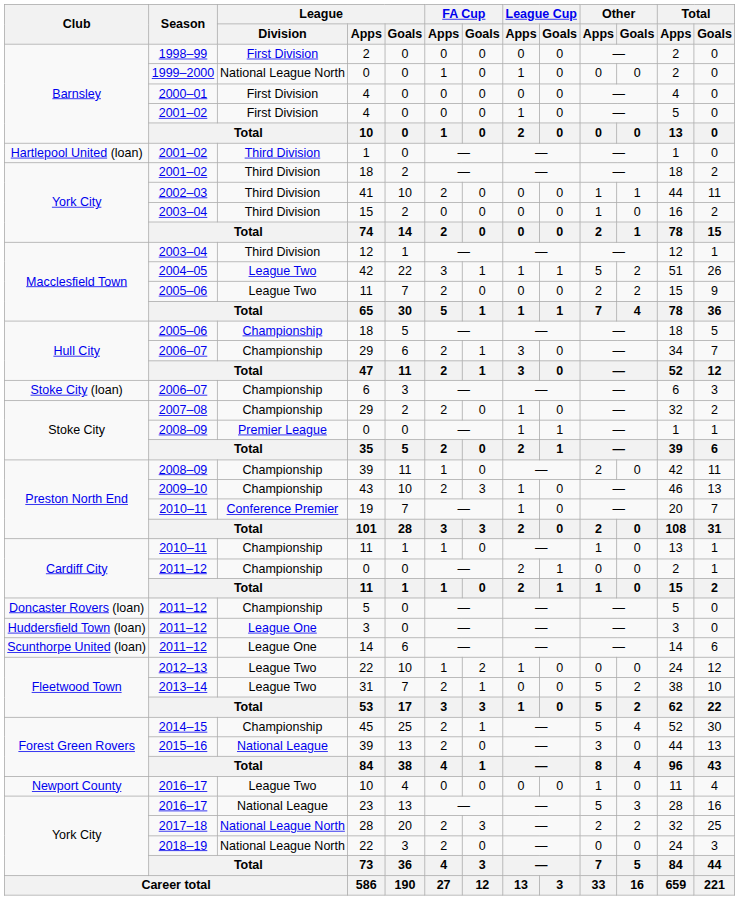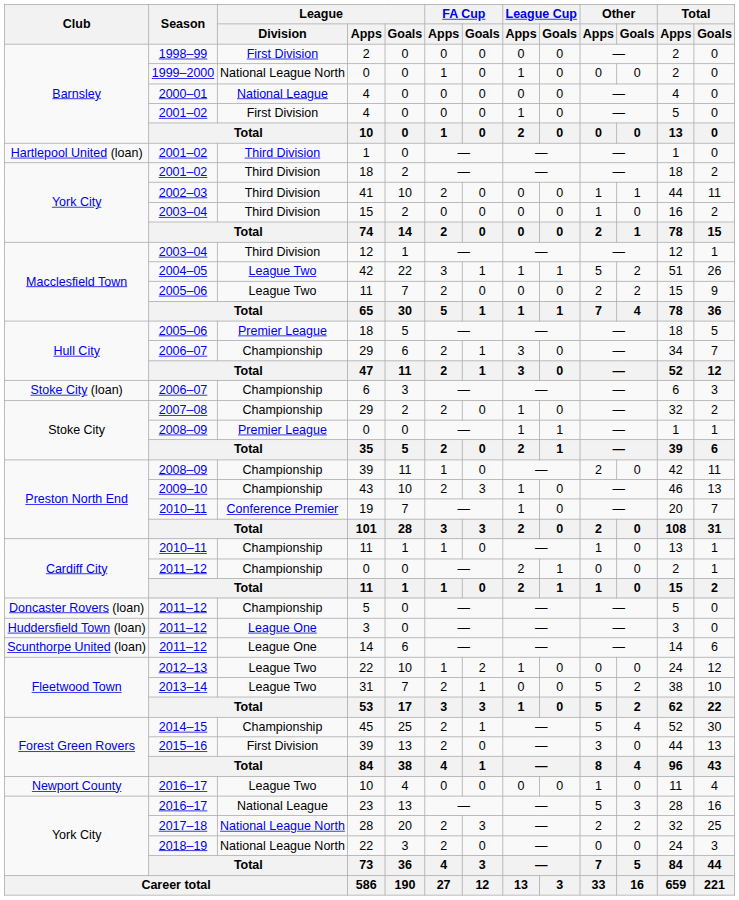(282, 93) First Division -> (282, 93) National League
(282, 331) Championship -> (282, 331) Premier League
(282, 746) National League -> (282, 746) First Division
